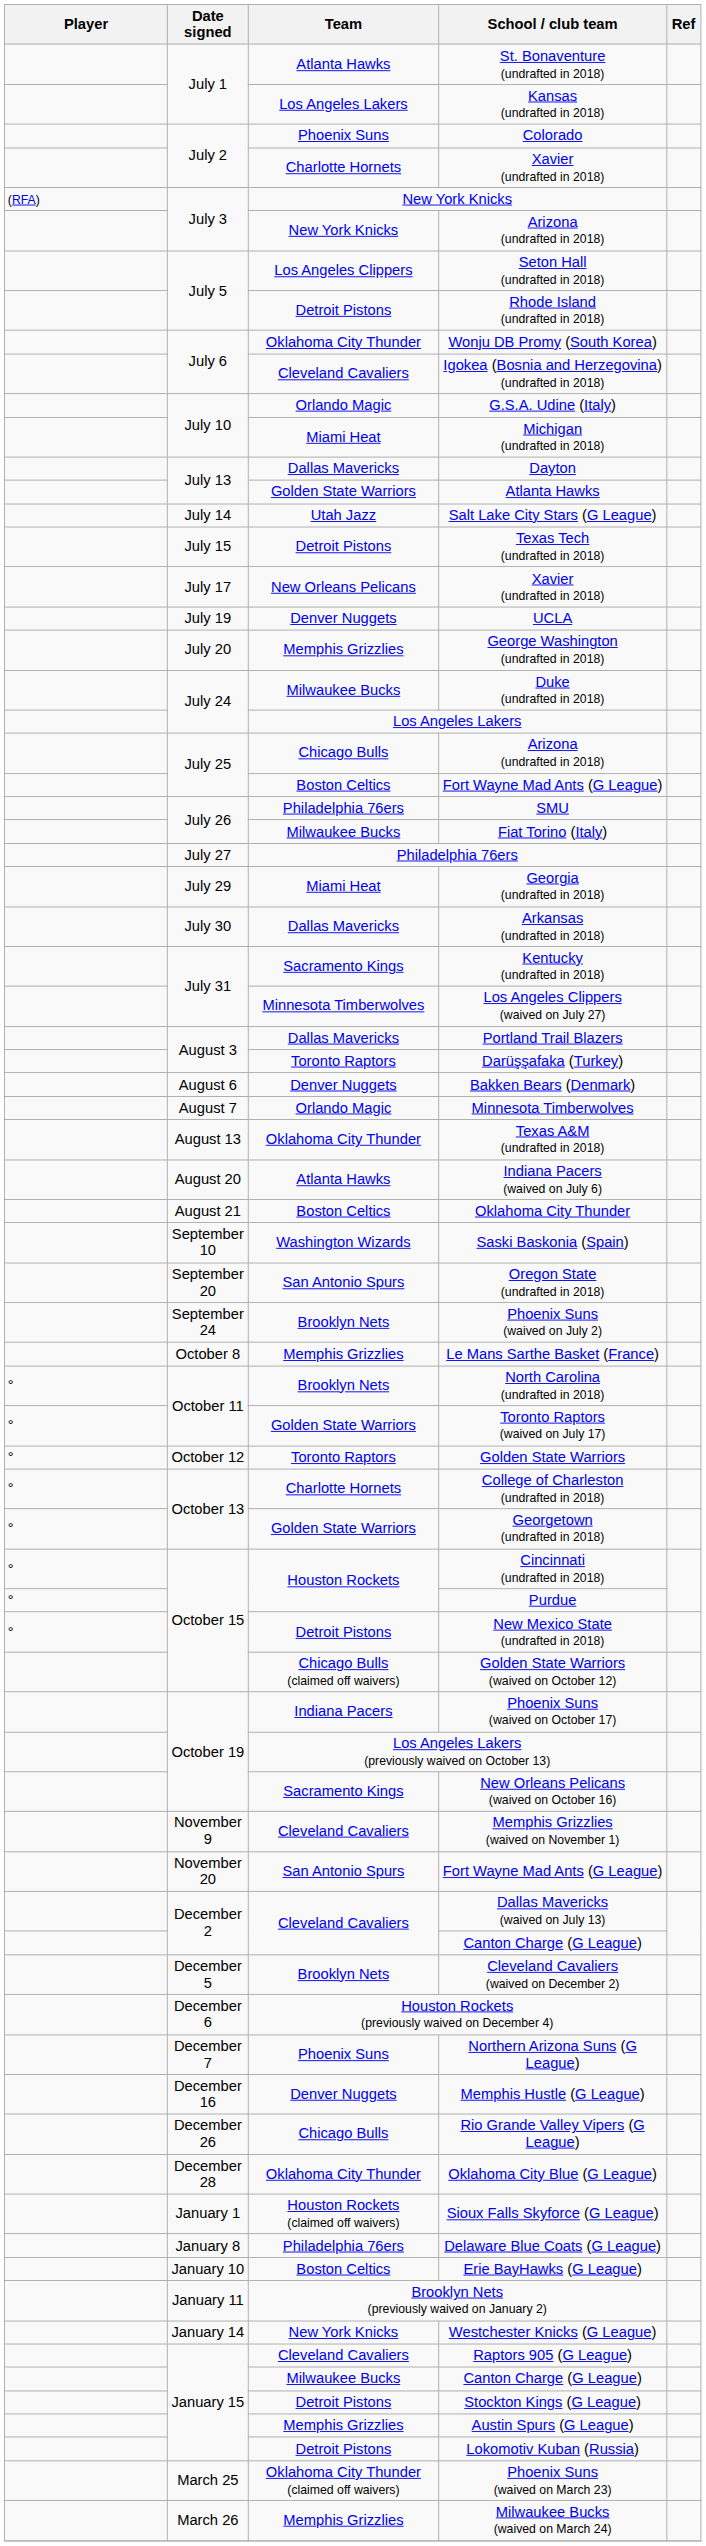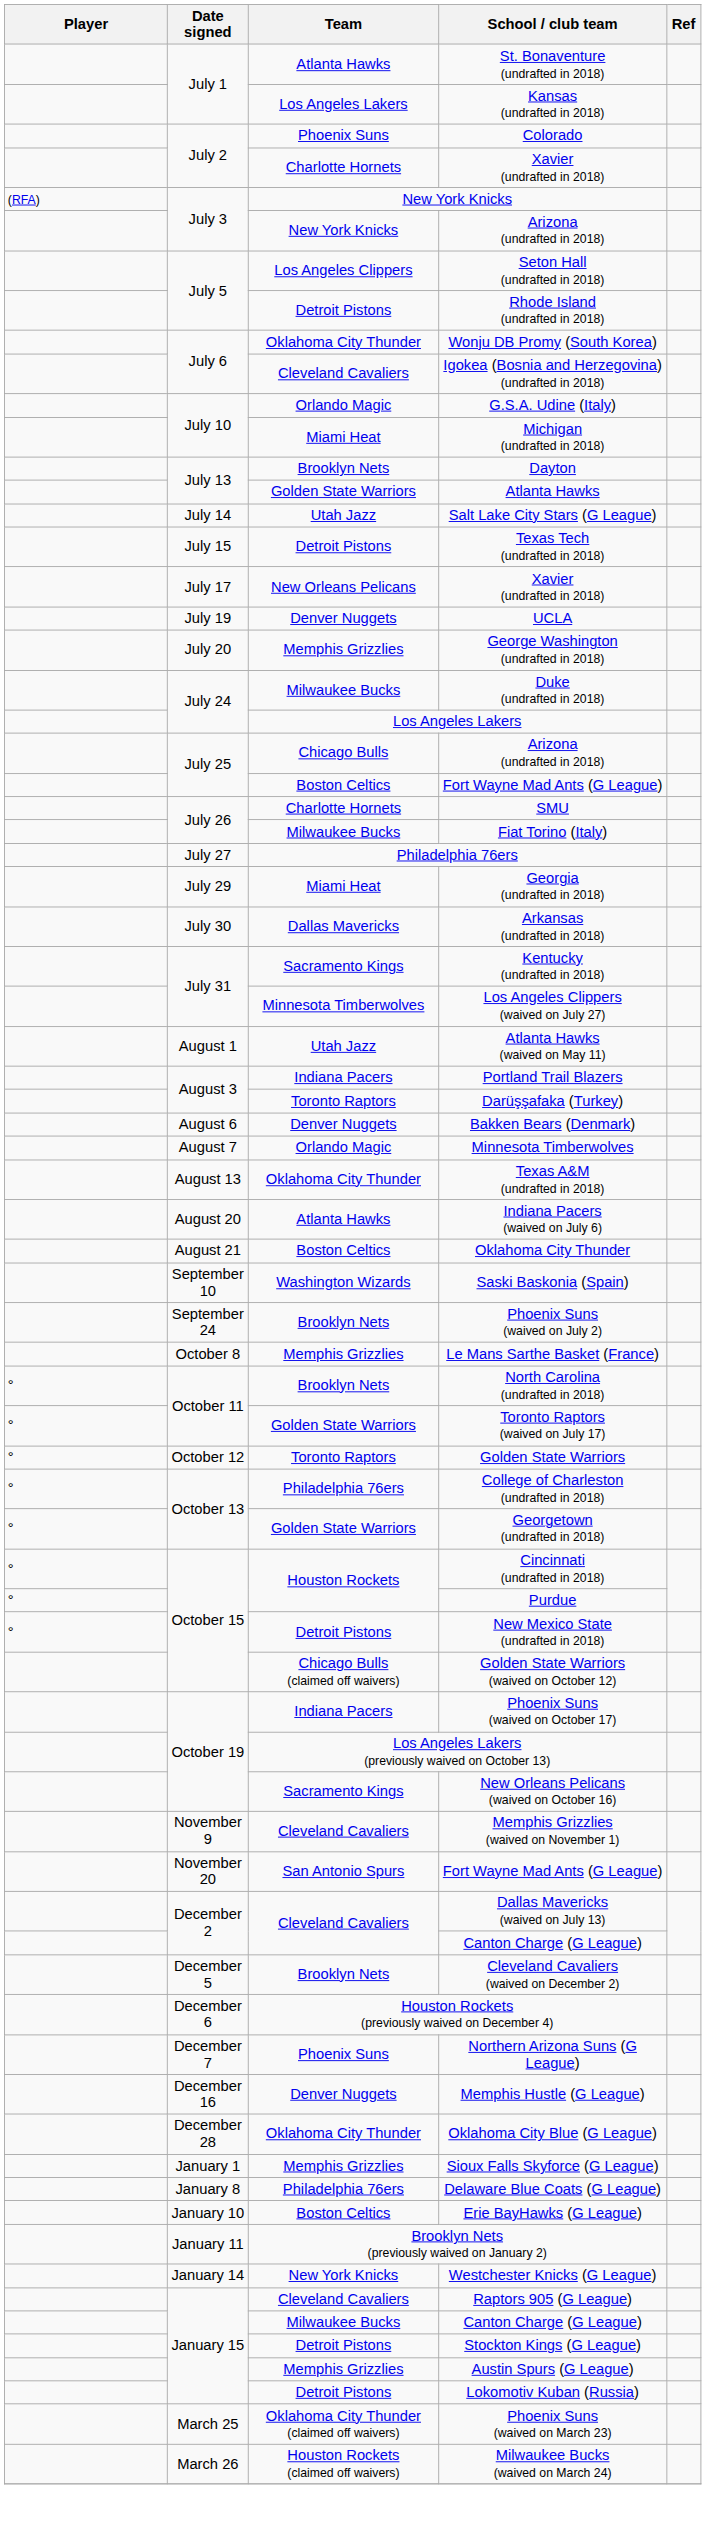(343, 468) Dallas Mavericks -> (343, 468) Brooklyn Nets
(343, 808) Philadelphia 76ers -> (343, 808) Charlotte Hornets
+ row: (208, 1046)
(343, 1037) Dallas Mavericks -> (343, 1077) Indiana Pacers
- row: (208, 1282)
(343, 1488) Charlotte Hornets -> (343, 1488) Philadelphia 76ers
- row: (208, 2134)
(343, 2214) Houston Rockets (claimed off waivers) -> (343, 2165) Memphis Grizzlies
(343, 2520) Memphis Grizzlies -> (343, 2464) Houston Rockets (claimed off waivers)
